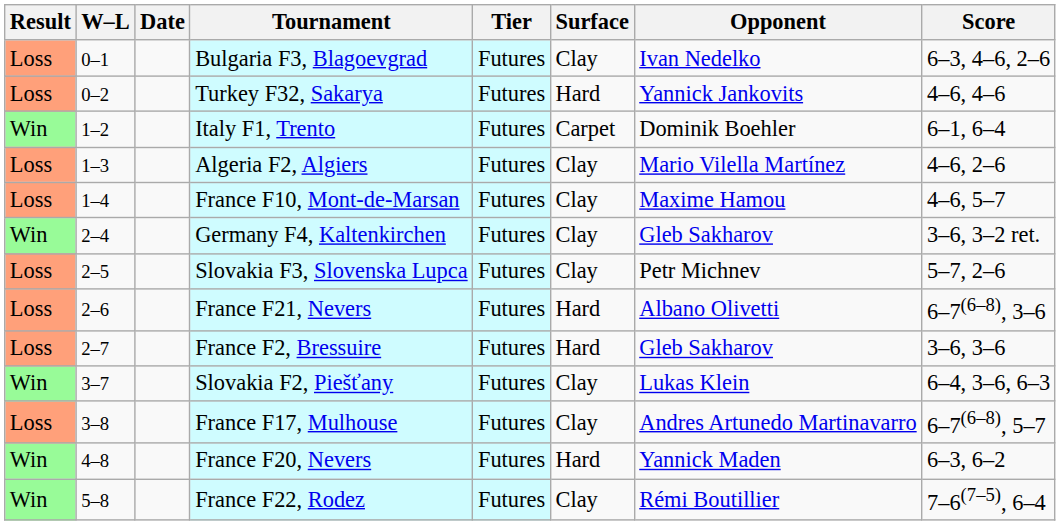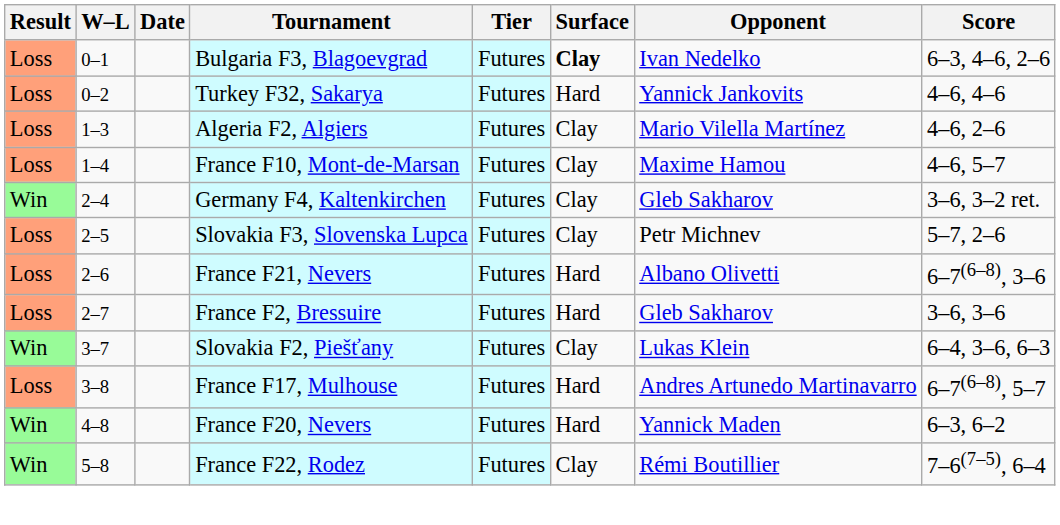(577, 57) normal -> (578, 57) bold
- row: (265, 128)
(577, 422) Clay -> (578, 386) Hard
